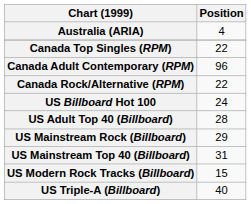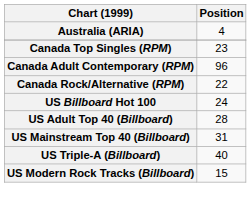(222, 48) 22 -> (222, 48) 23
- row: (101, 137)
rows swapped: (101, 173) <-> (101, 191)
